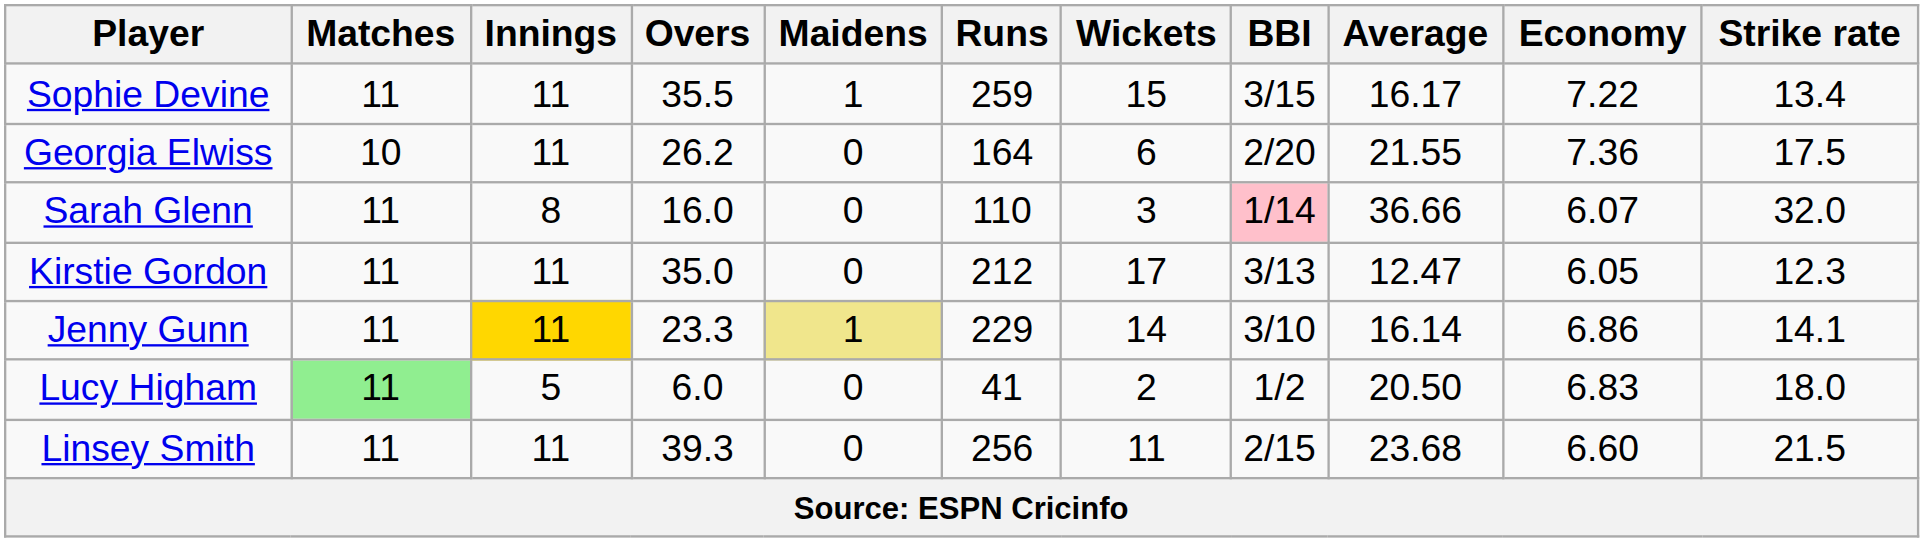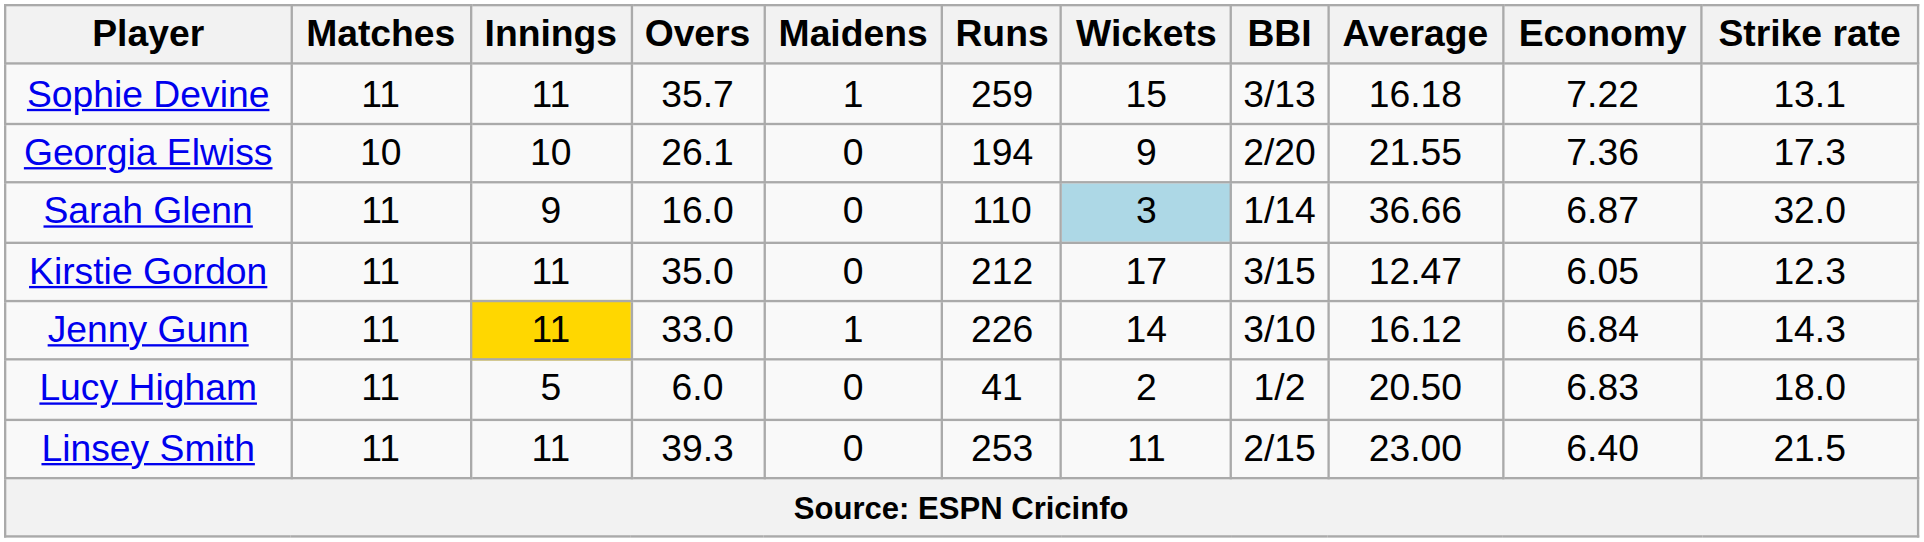(698, 93) 35.5 -> (698, 93) 35.7
(1279, 93) 3/15 -> (1279, 93) 3/13
(1415, 93) 16.17 -> (1415, 93) 16.18
(1810, 93) 13.4 -> (1810, 93) 13.1
(551, 152) 11 -> (551, 152) 10
(698, 152) 26.2 -> (698, 152) 26.1
(1002, 152) 164 -> (1002, 152) 194
(1146, 152) 6 -> (1146, 152) 9
(1810, 152) 17.5 -> (1810, 152) 17.3
(551, 211) 8 -> (551, 211) 9
(1146, 211) no background -> (1146, 211) lightblue background
(1279, 211) pink background -> (1279, 211) no background
(1603, 211) 6.07 -> (1603, 211) 6.87
(1279, 270) 3/13 -> (1279, 270) 3/15
(698, 329) 23.3 -> (698, 329) 33.0
(853, 329) khaki background -> (853, 329) no background
(1002, 329) 229 -> (1002, 329) 226
(1415, 329) 16.14 -> (1415, 329) 16.12
(1603, 329) 6.86 -> (1603, 329) 6.84
(1810, 329) 14.1 -> (1810, 329) 14.3
(381, 388) lightgreen background -> (381, 388) no background
(1002, 447) 256 -> (1002, 447) 253
(1415, 447) 23.68 -> (1415, 447) 23.00
(1603, 447) 6.60 -> (1603, 447) 6.40
